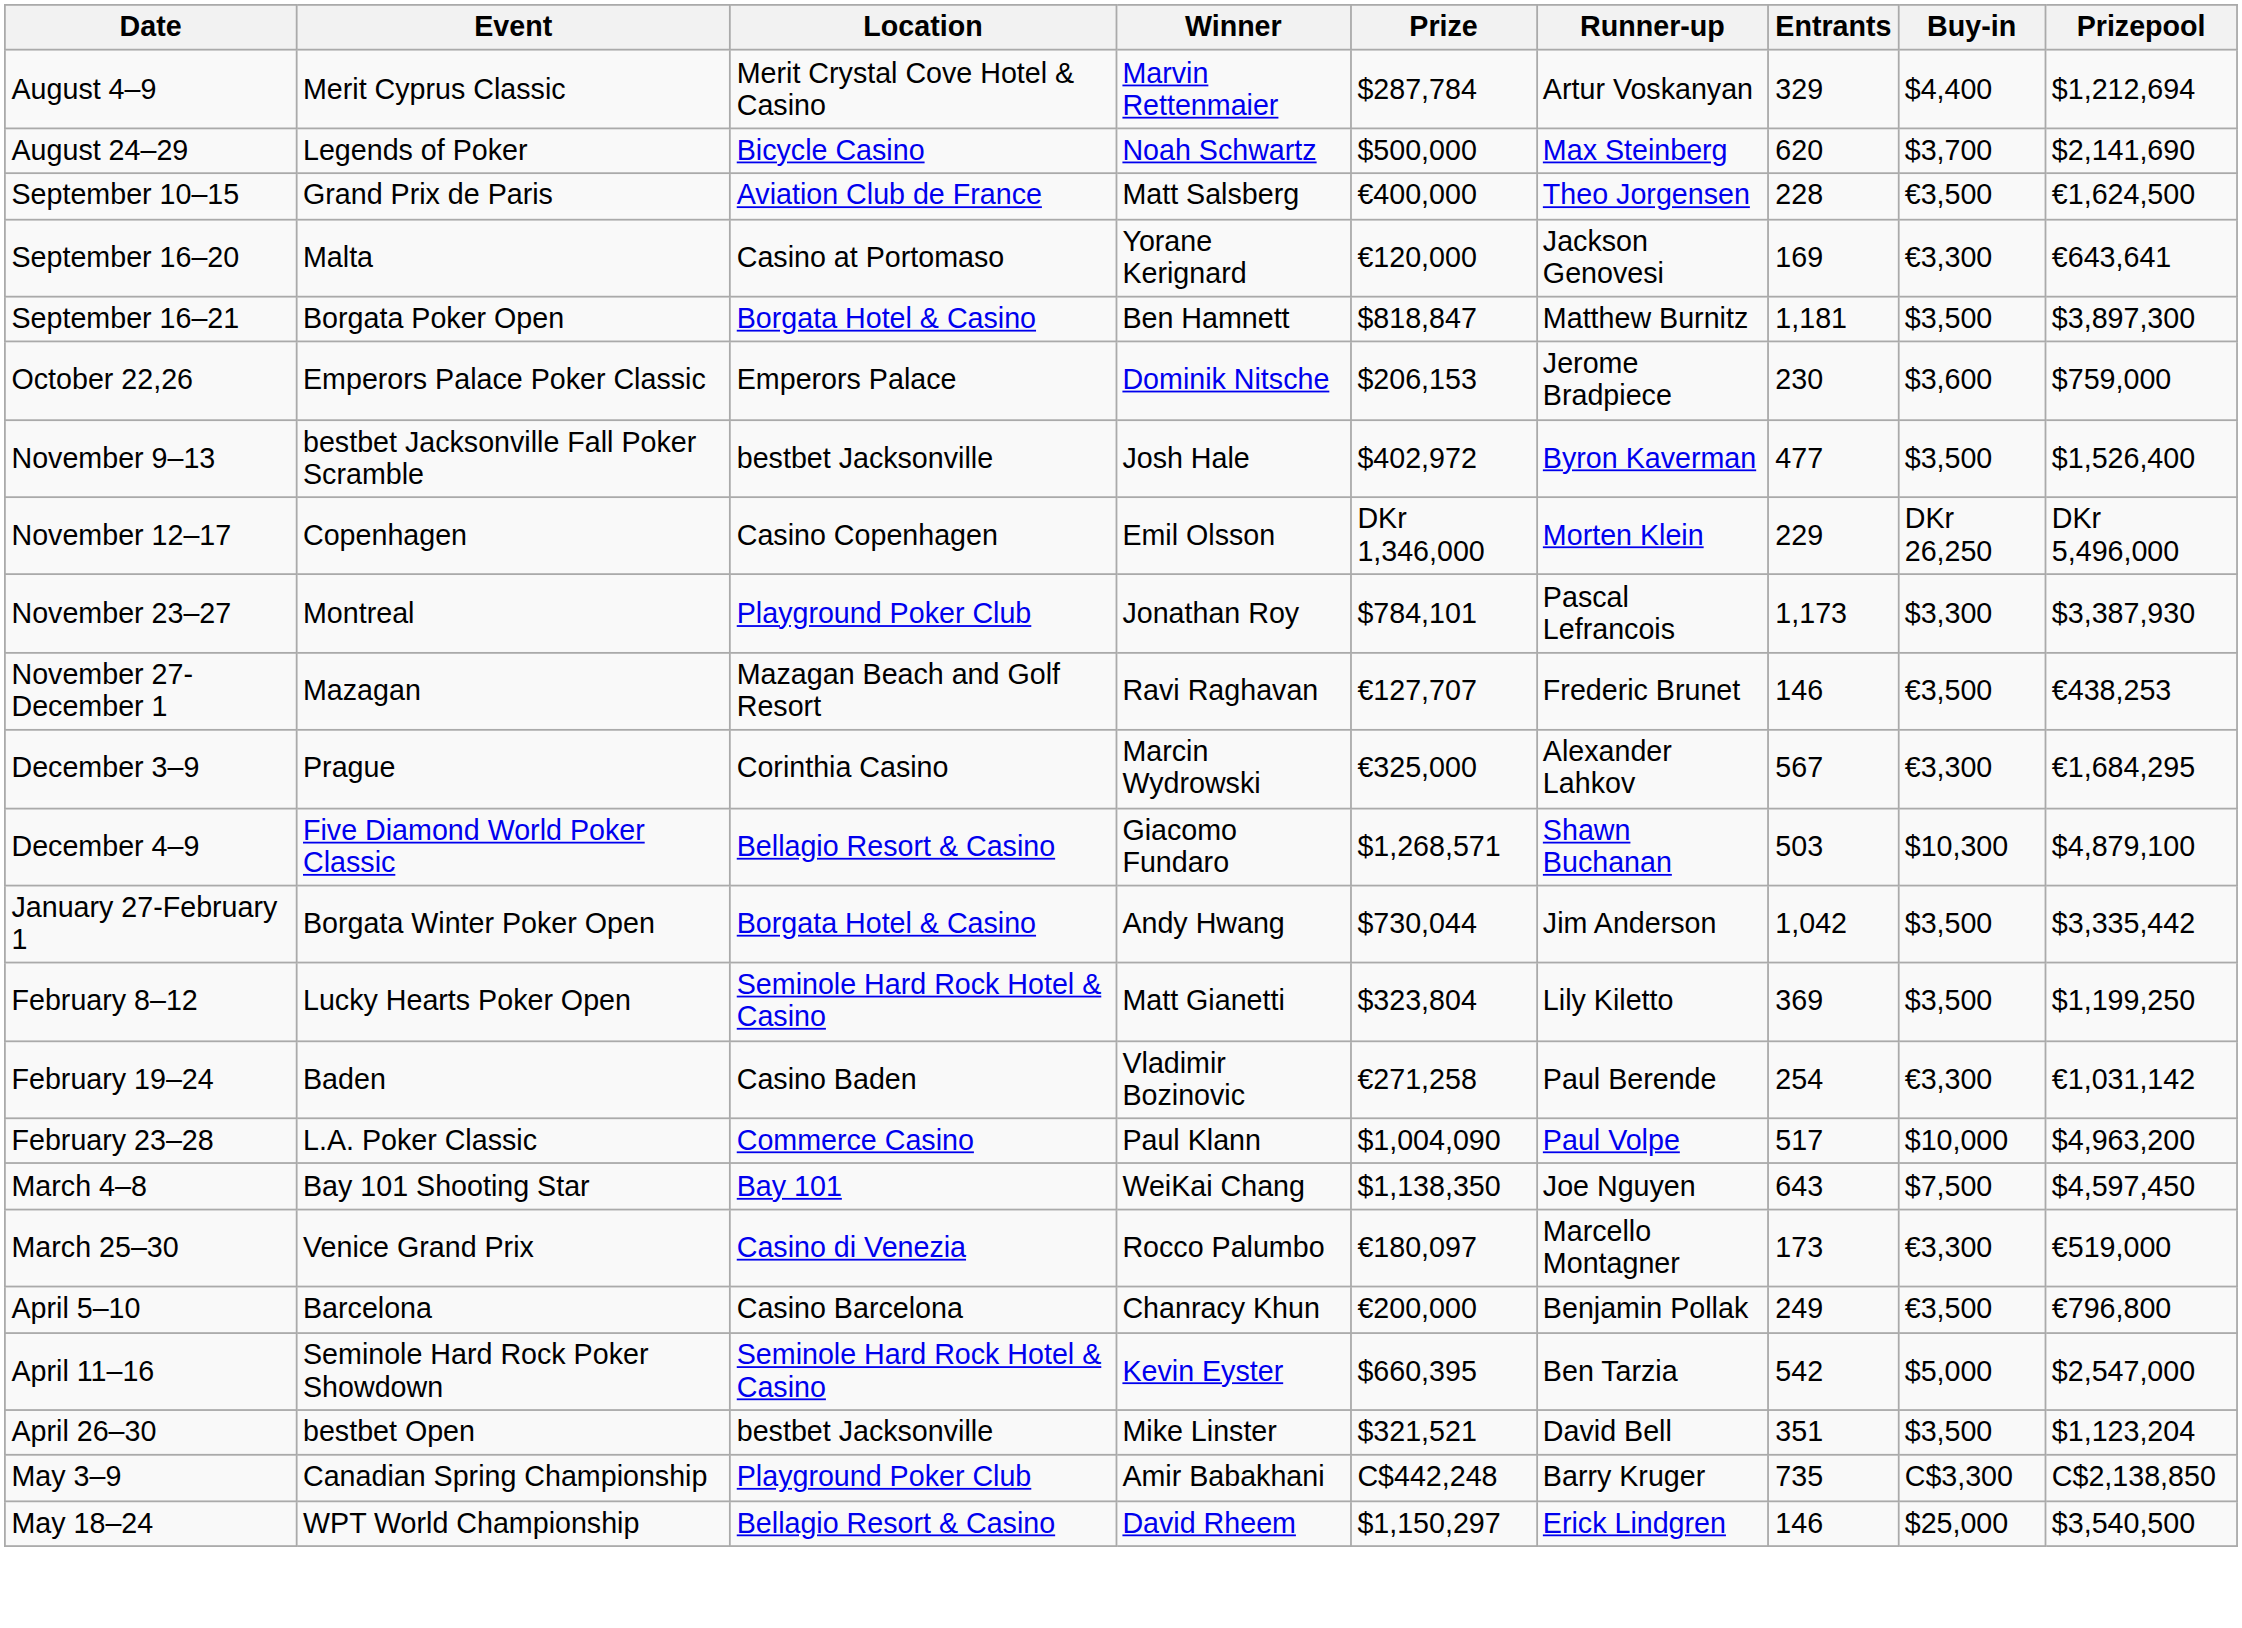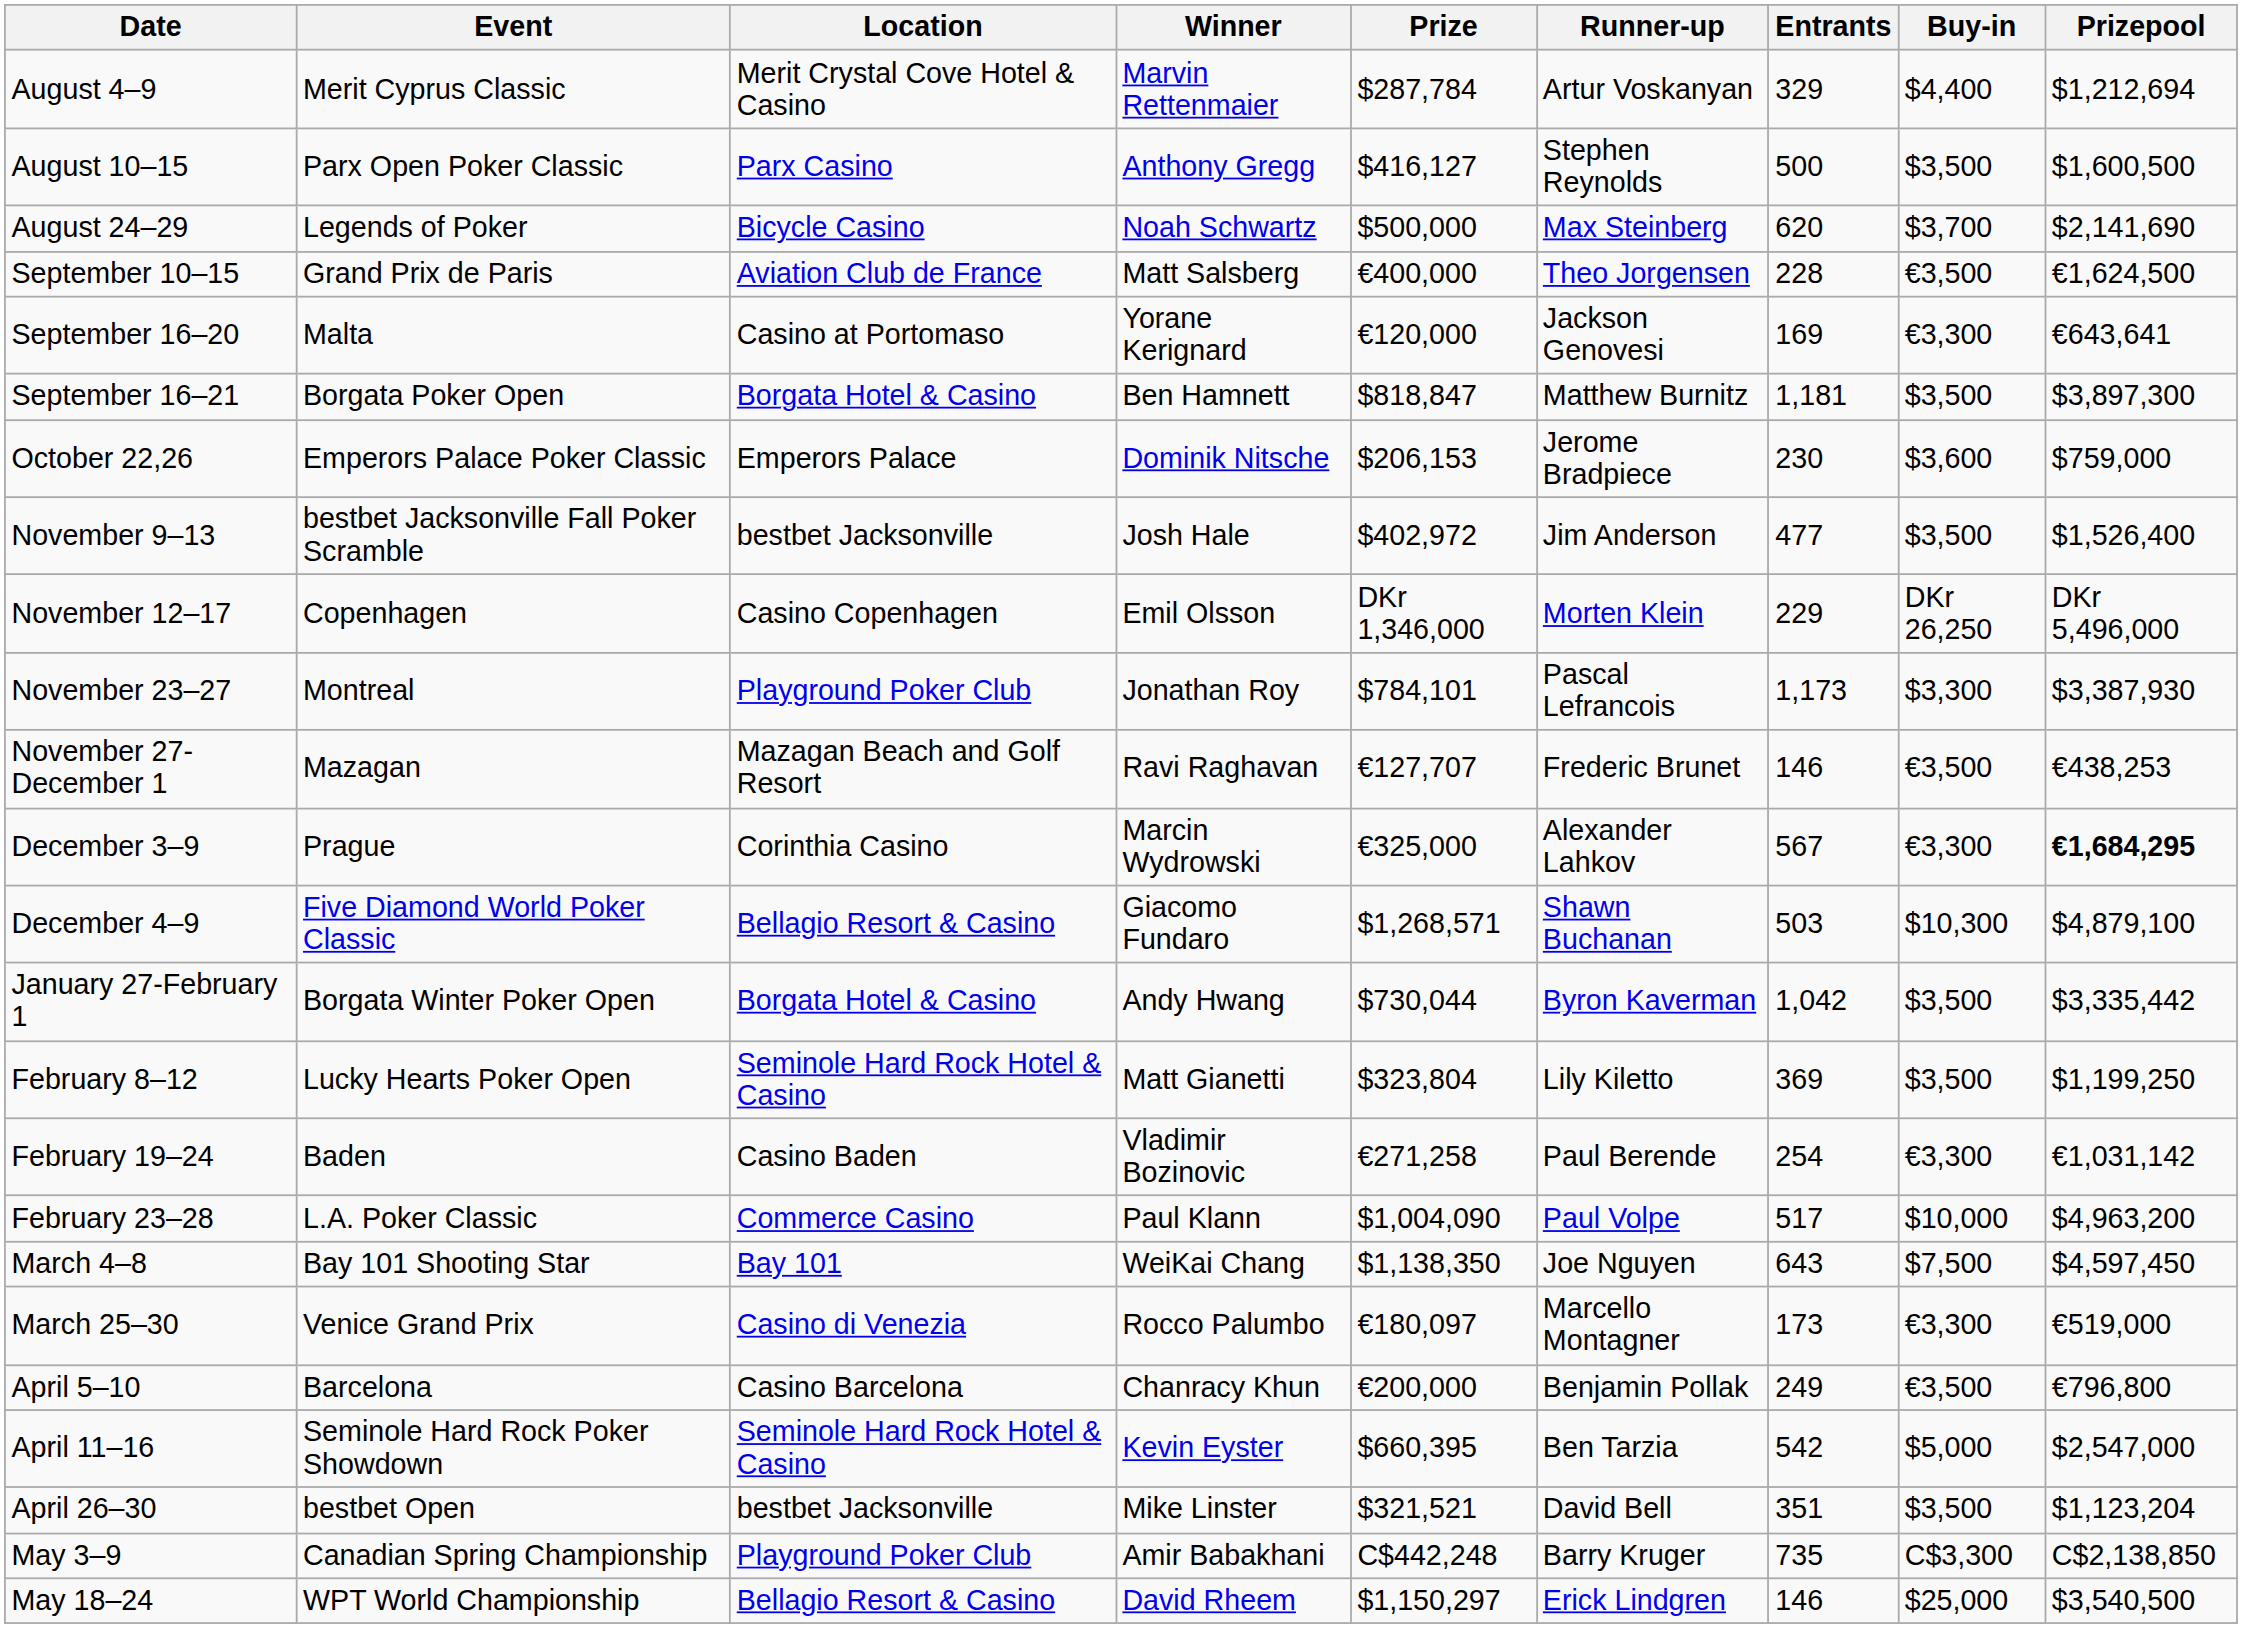+ row: (100, 166)
(1650, 457) Byron Kaverman -> (1630, 535) Jim Anderson
(2123, 768) normal -> (2123, 846) bold
(1630, 923) Jim Anderson -> (1650, 1001) Byron Kaverman
